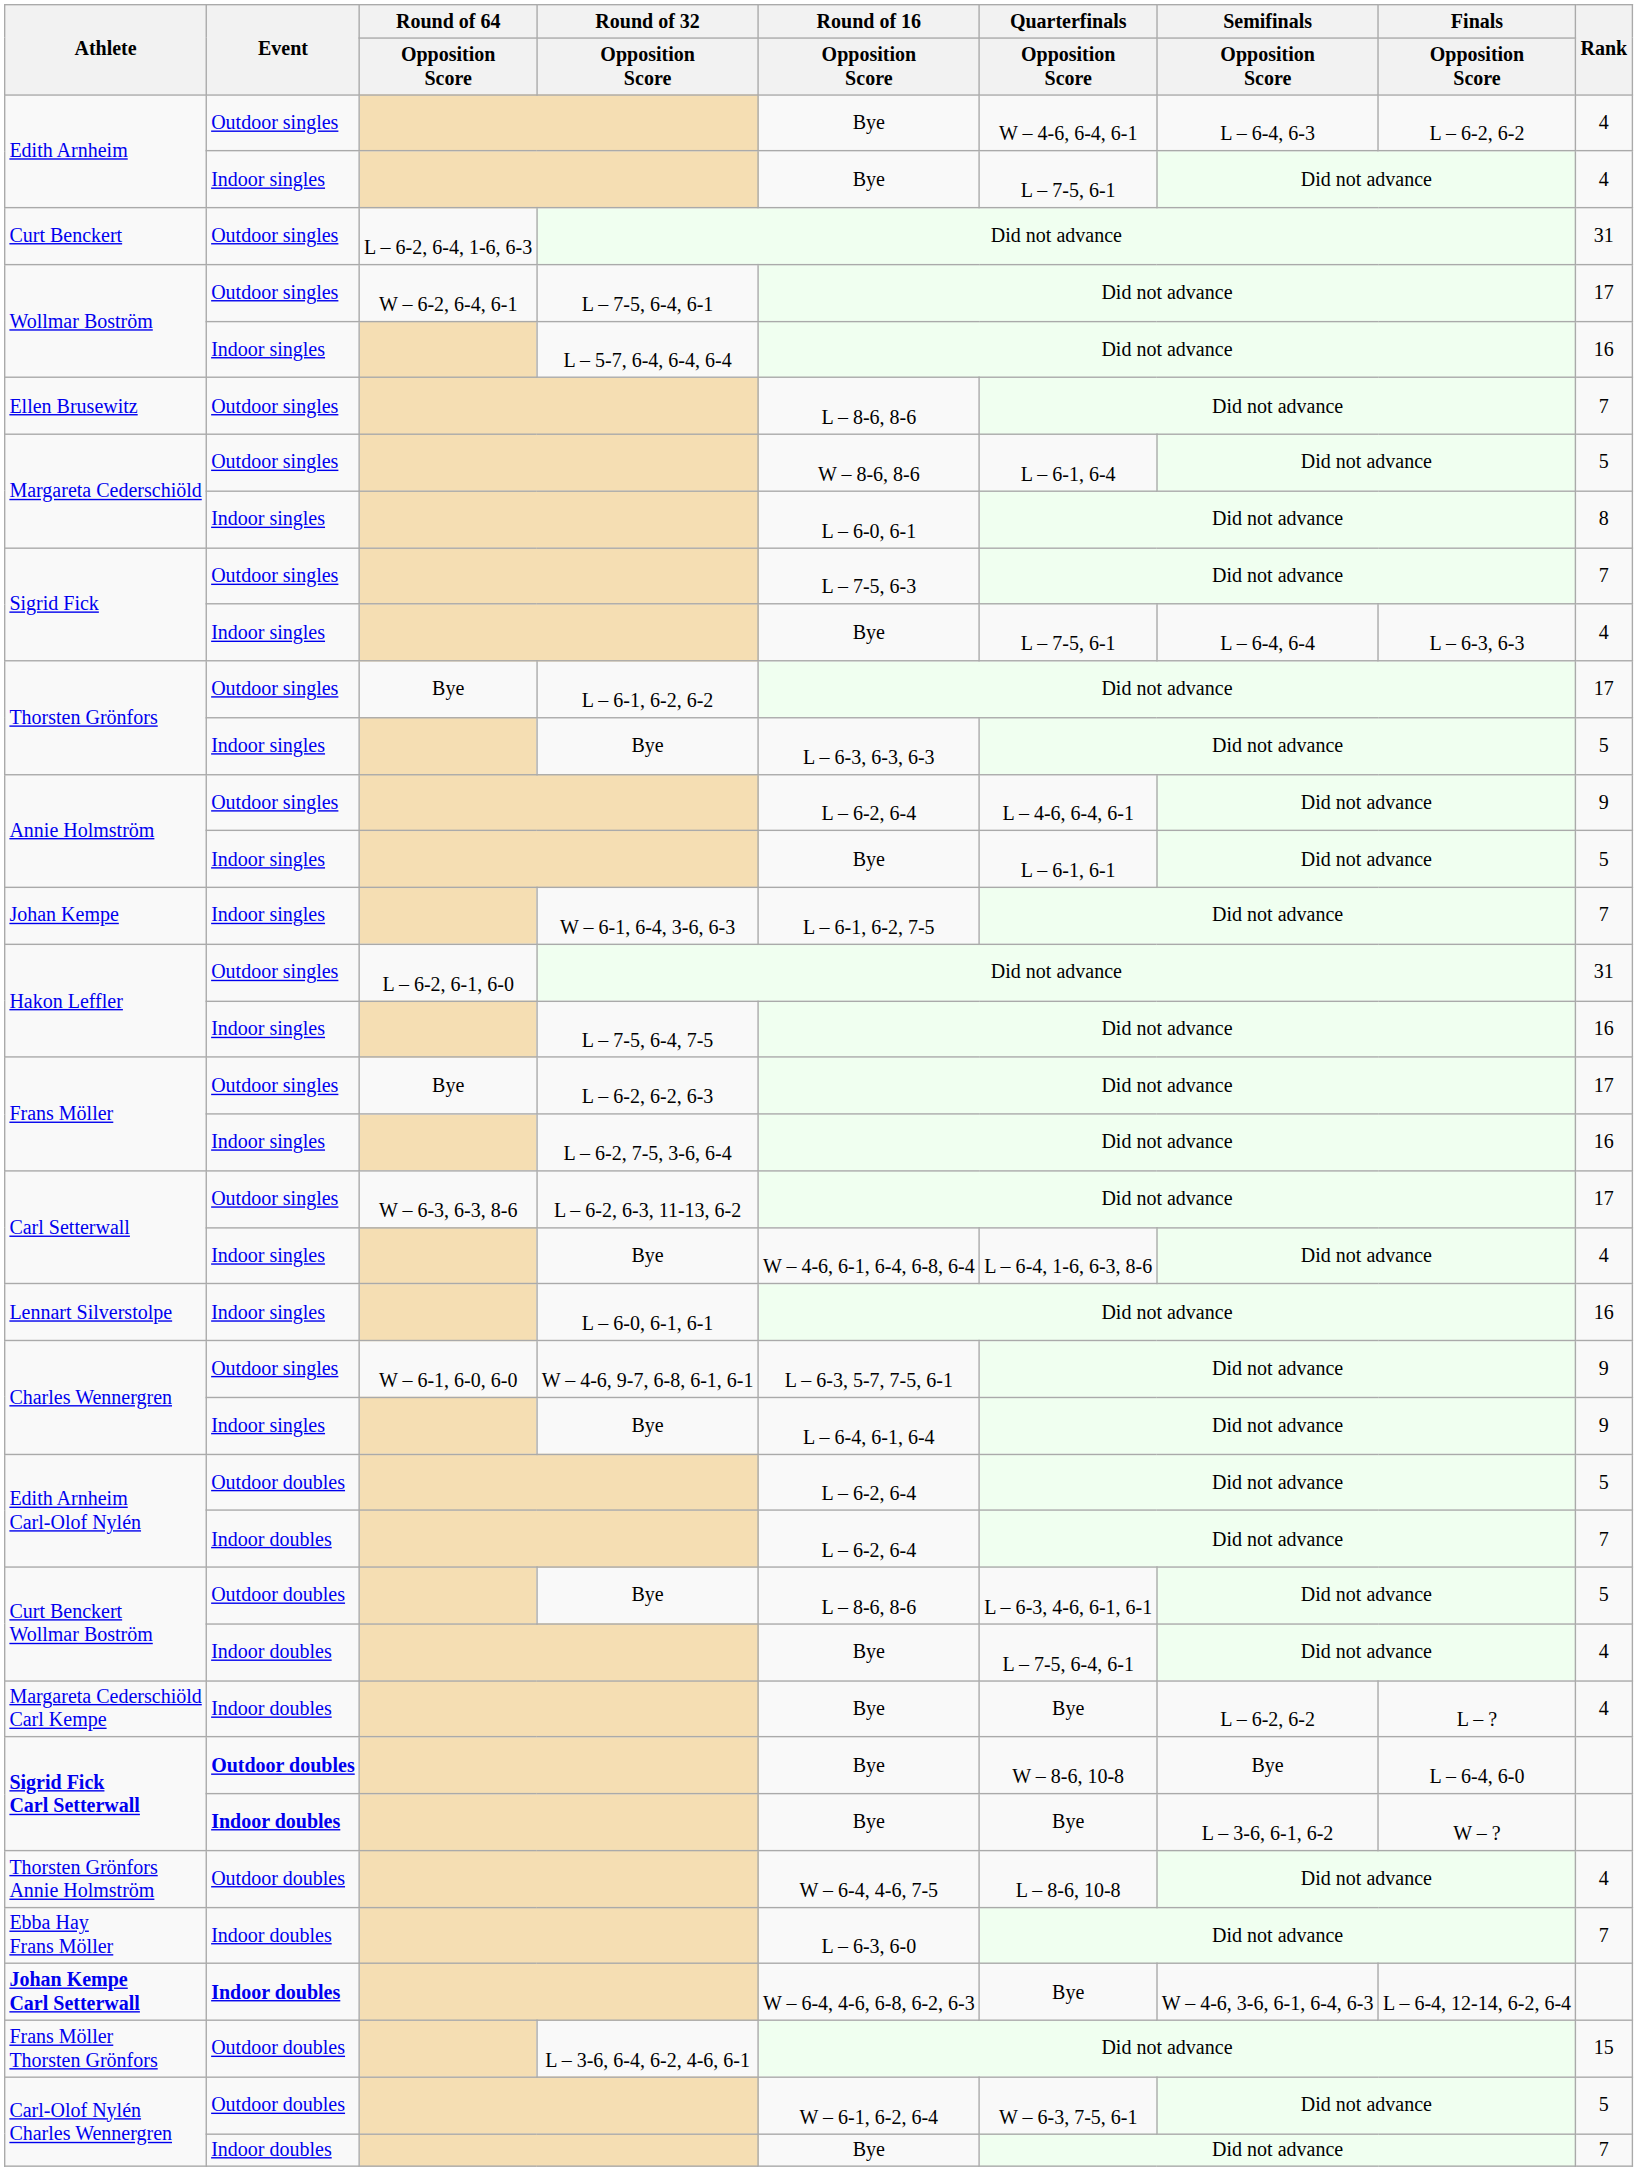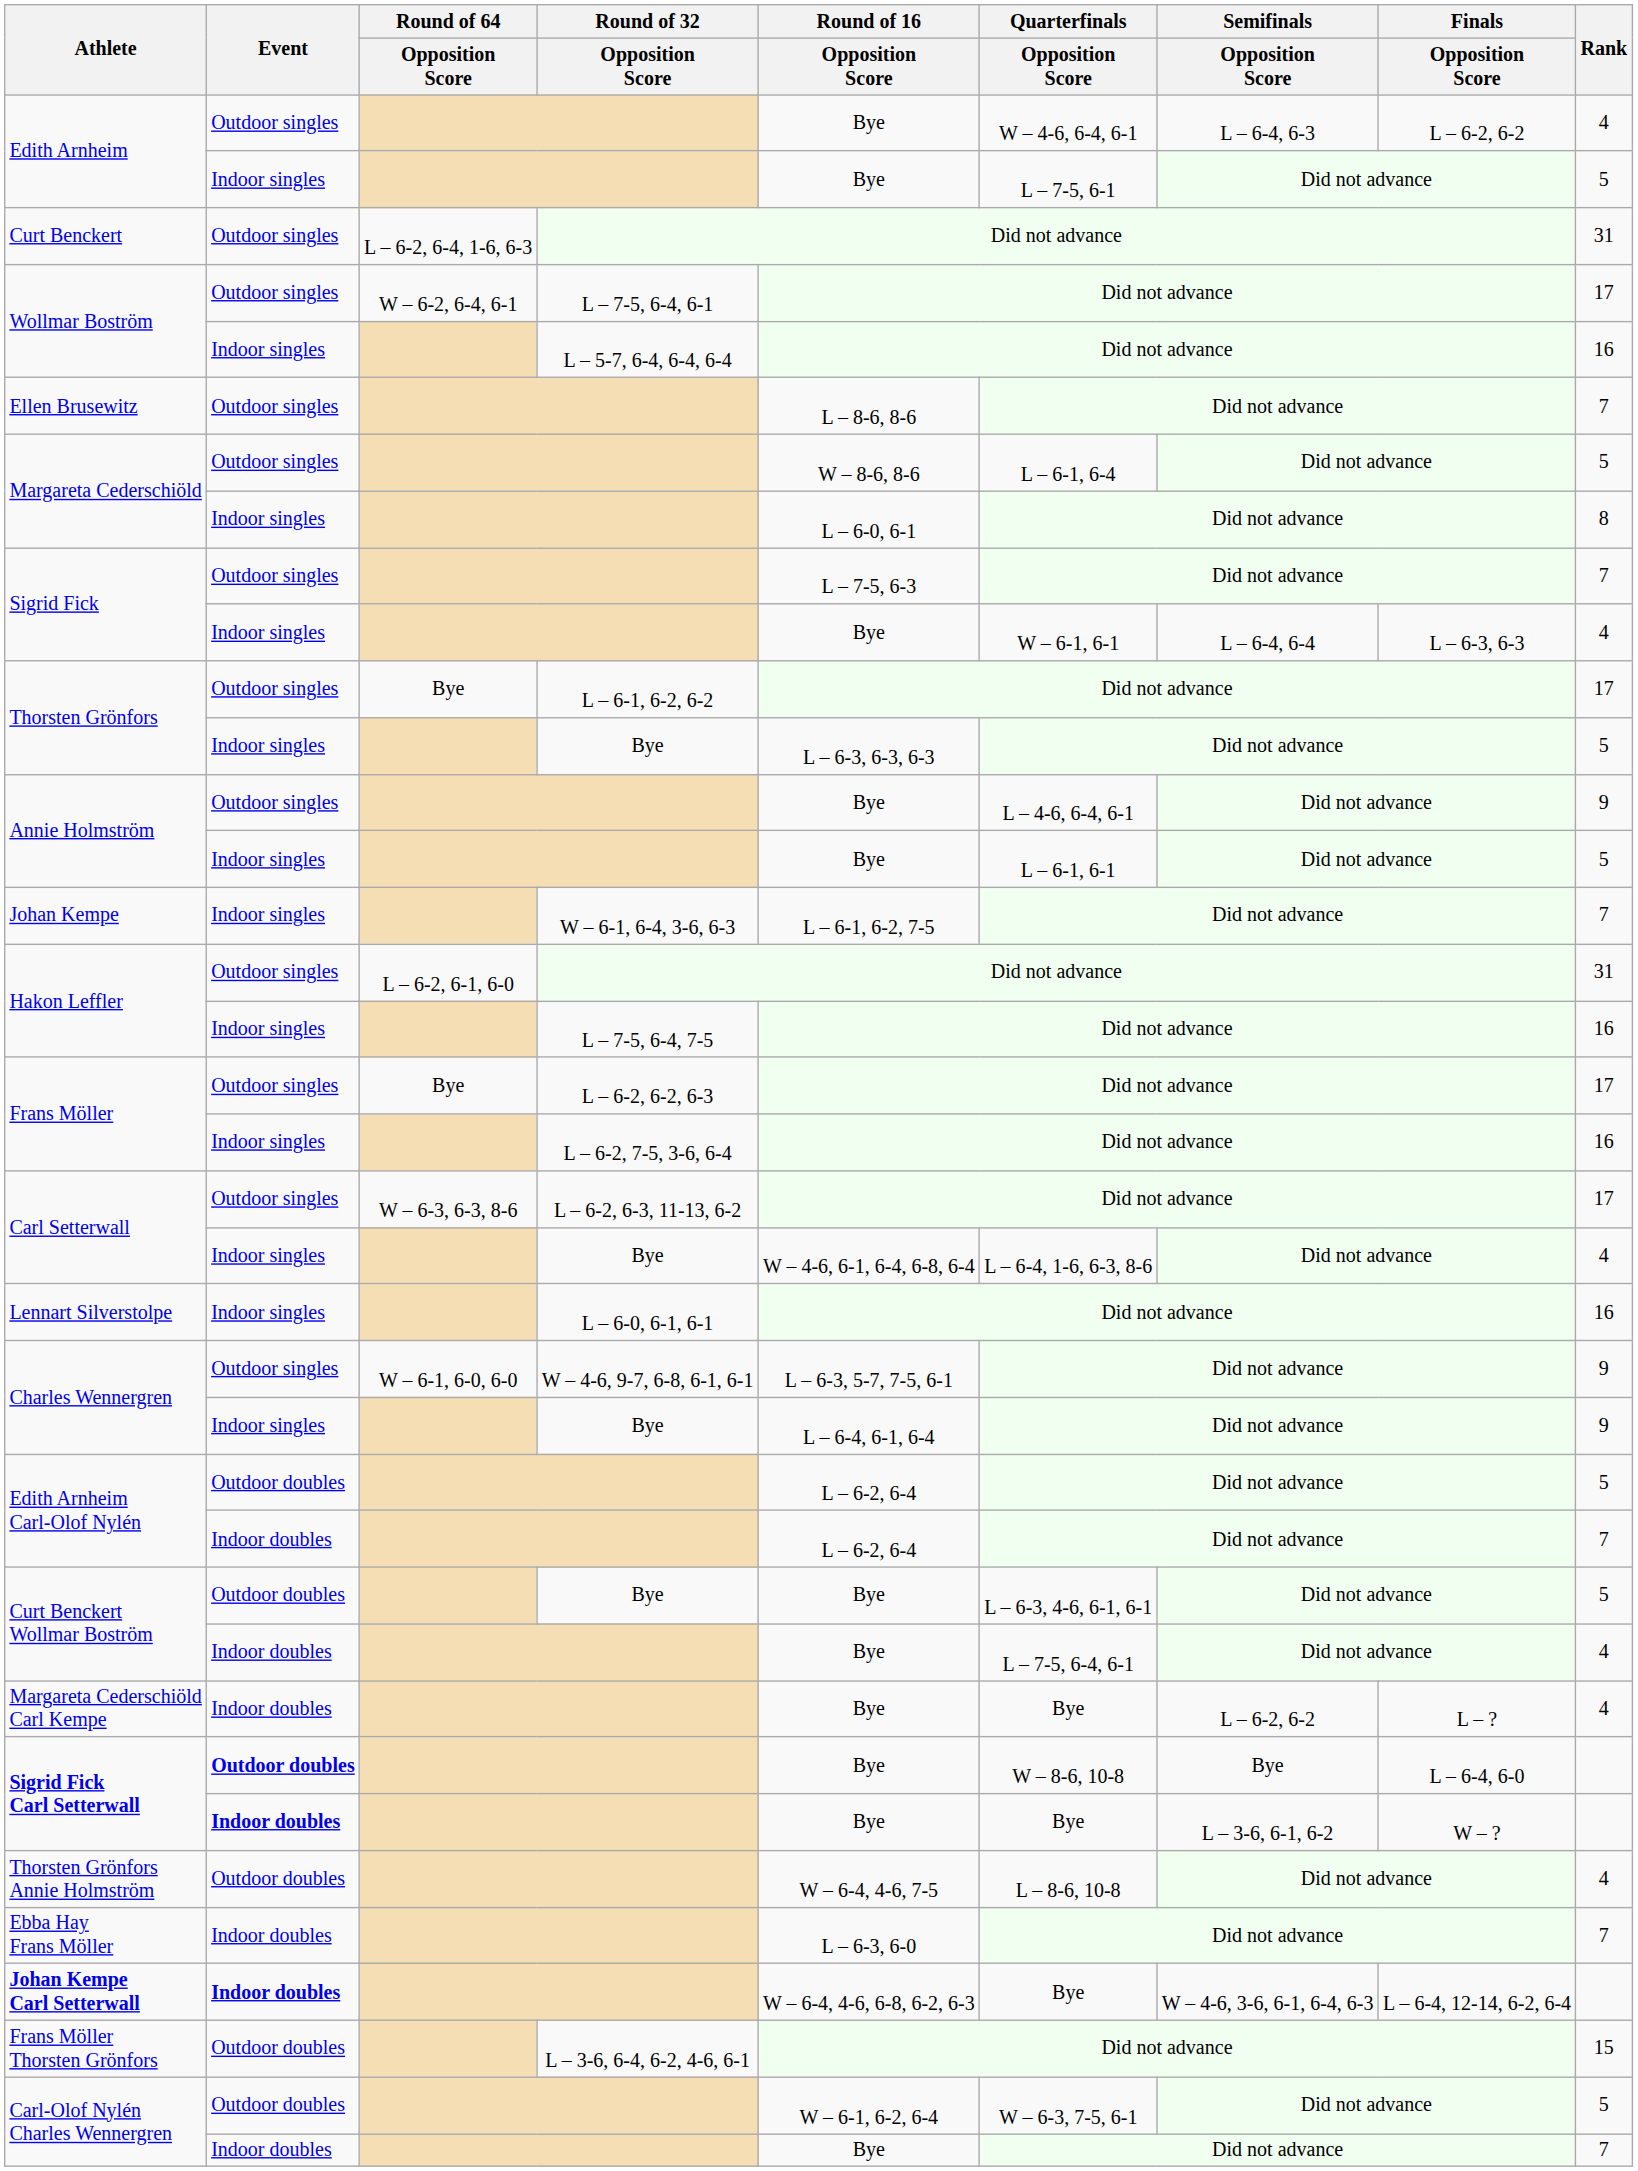(1604, 179) 4 -> (1604, 179) 5
(1068, 644) L – 7-5, 6-1 -> (1068, 644) W – 6-1, 6-1
(869, 814) L – 6-2, 6-4 -> (869, 802) Bye
(869, 1607) L – 8-6, 8-6 -> (869, 1595) Bye
